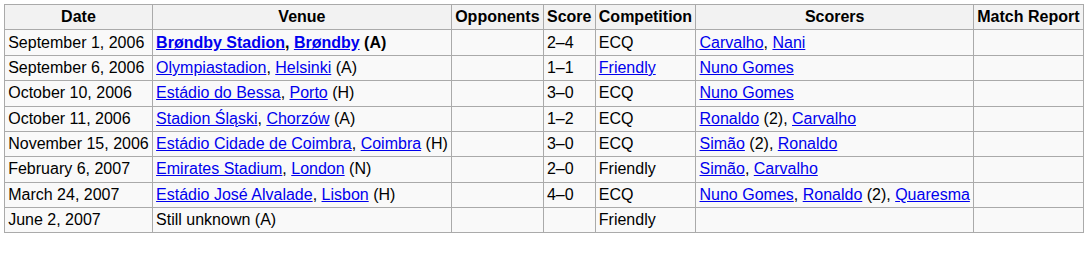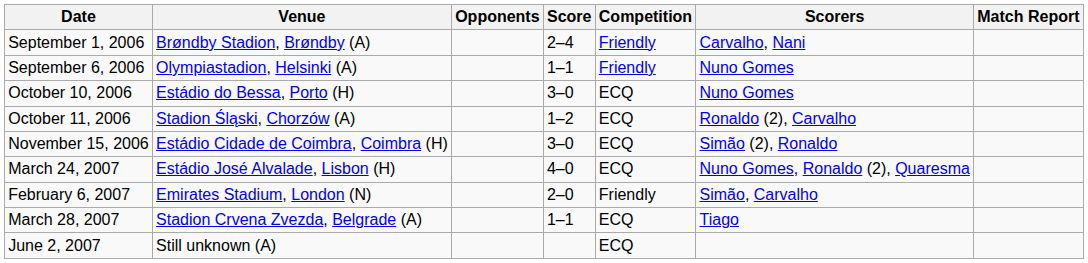(271, 42) bold -> (263, 42) normal
(616, 42) ECQ -> (627, 42) Friendly
rows swapped: (69, 169) <-> (64, 194)
+ row: (64, 220)
(627, 220) Friendly -> (616, 245) ECQ
